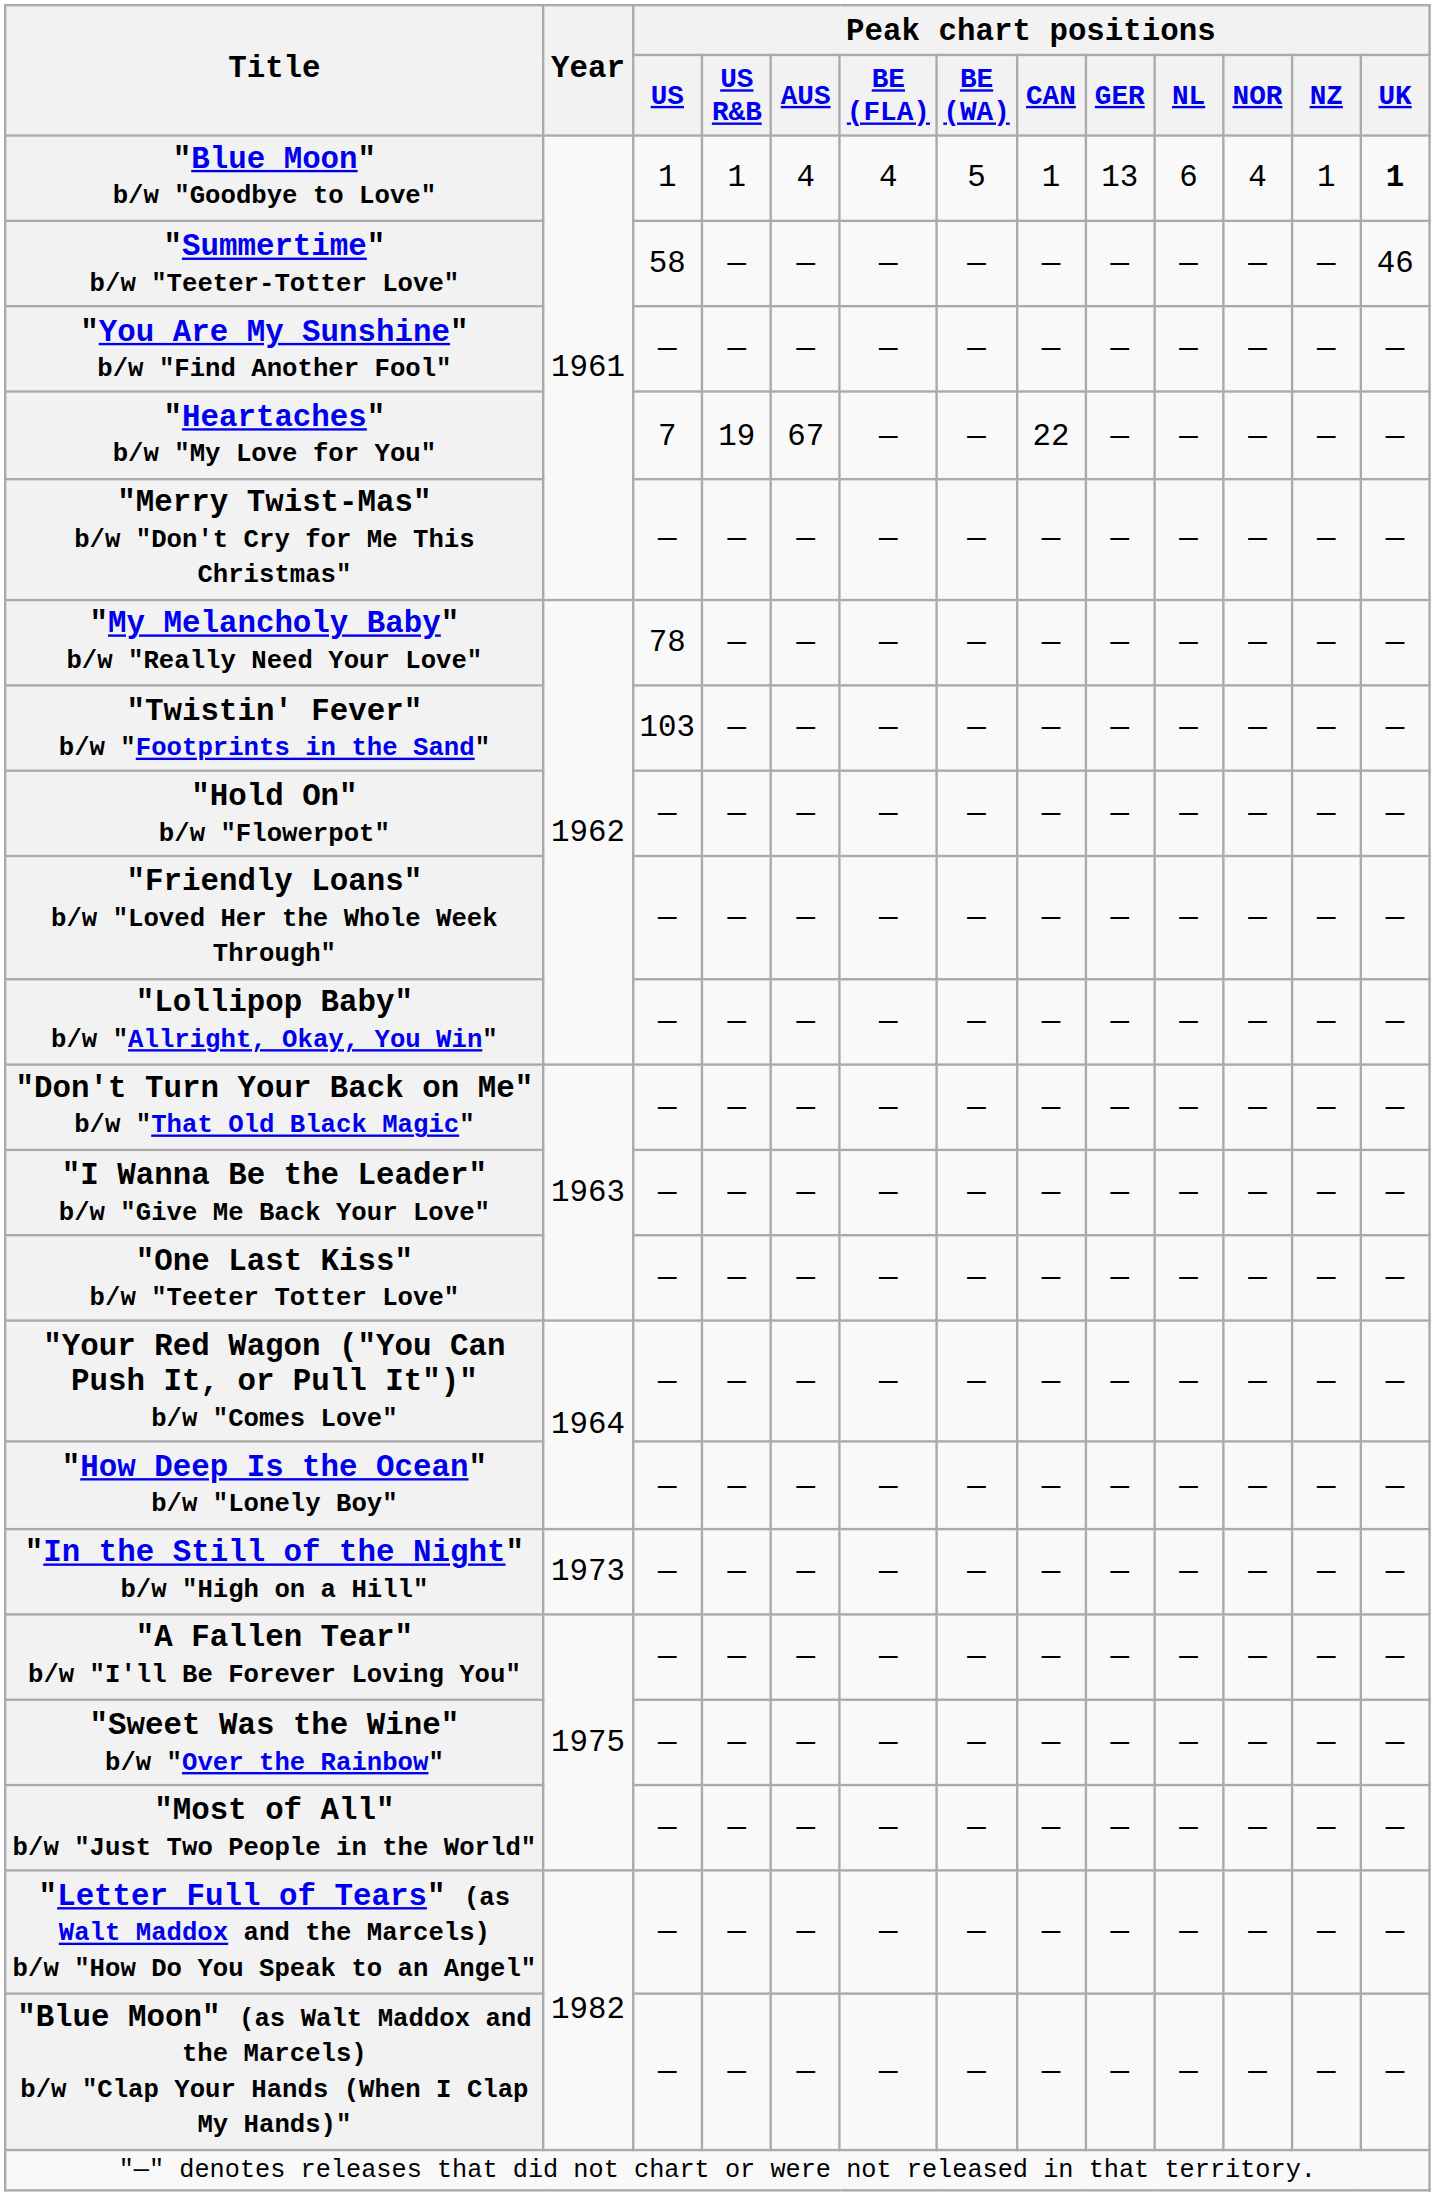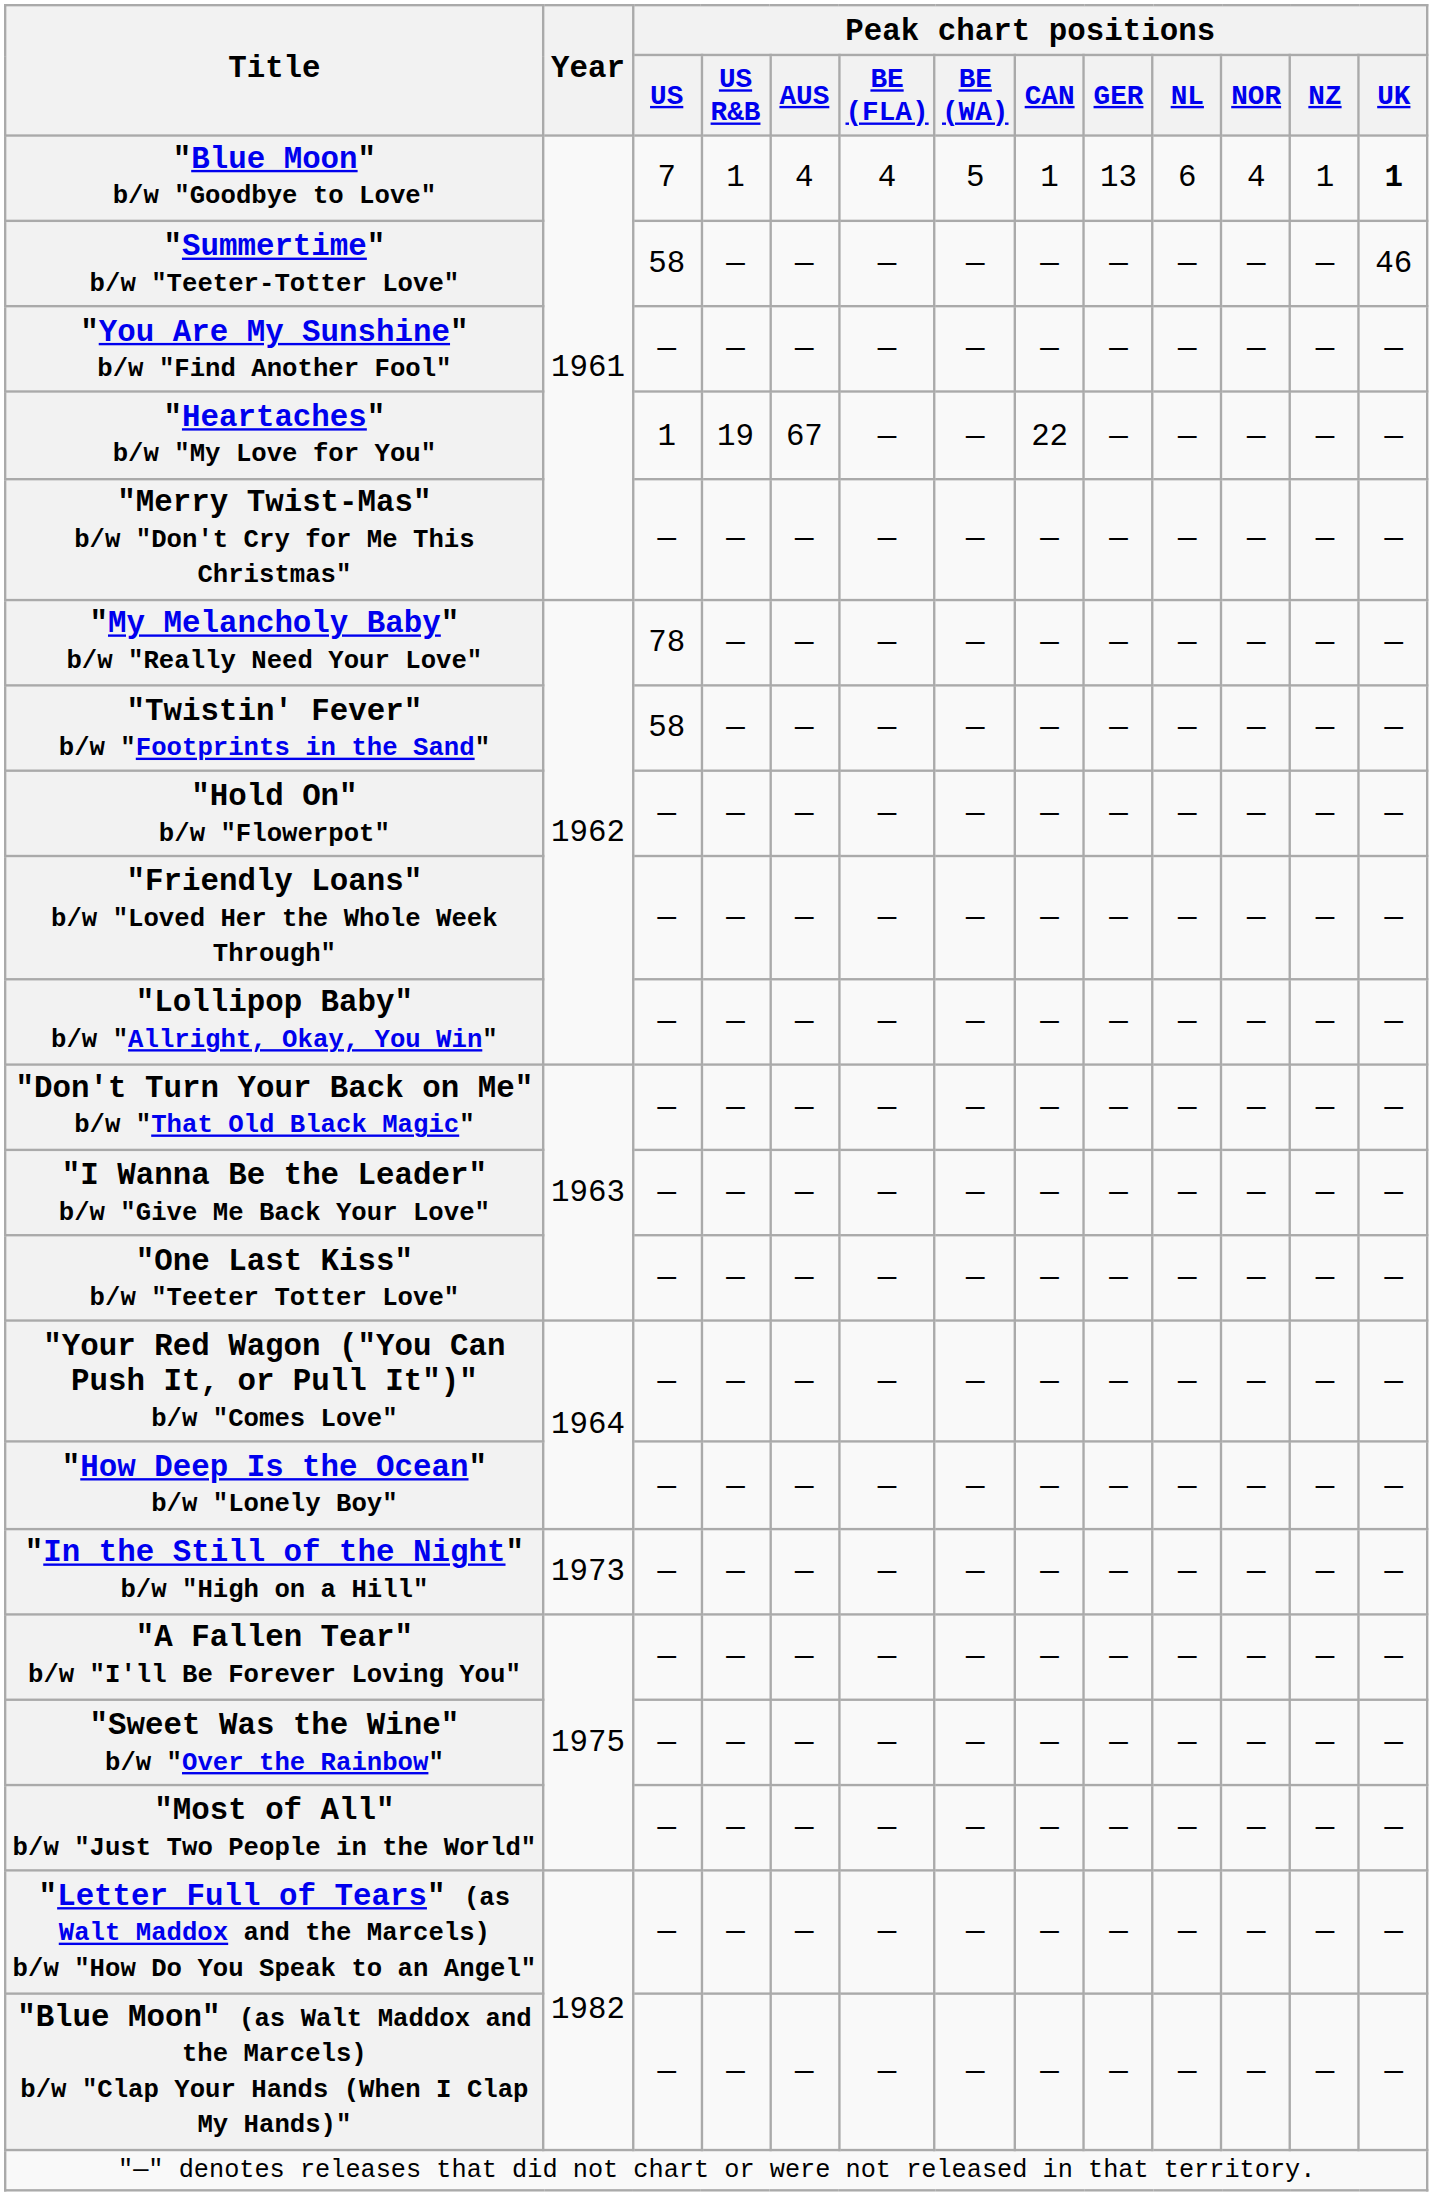(667, 178) 1 -> (667, 178) 7
(667, 435) 7 -> (667, 435) 1
(667, 728) 103 -> (667, 728) 58
